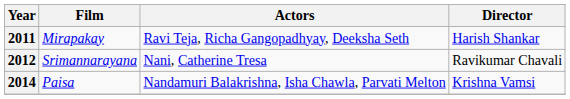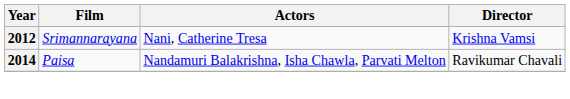- row: (22, 37)
(507, 60) Ravikumar Chavali -> (494, 37) Krishna Vamsi
(494, 82) Krishna Vamsi -> (507, 60) Ravikumar Chavali
